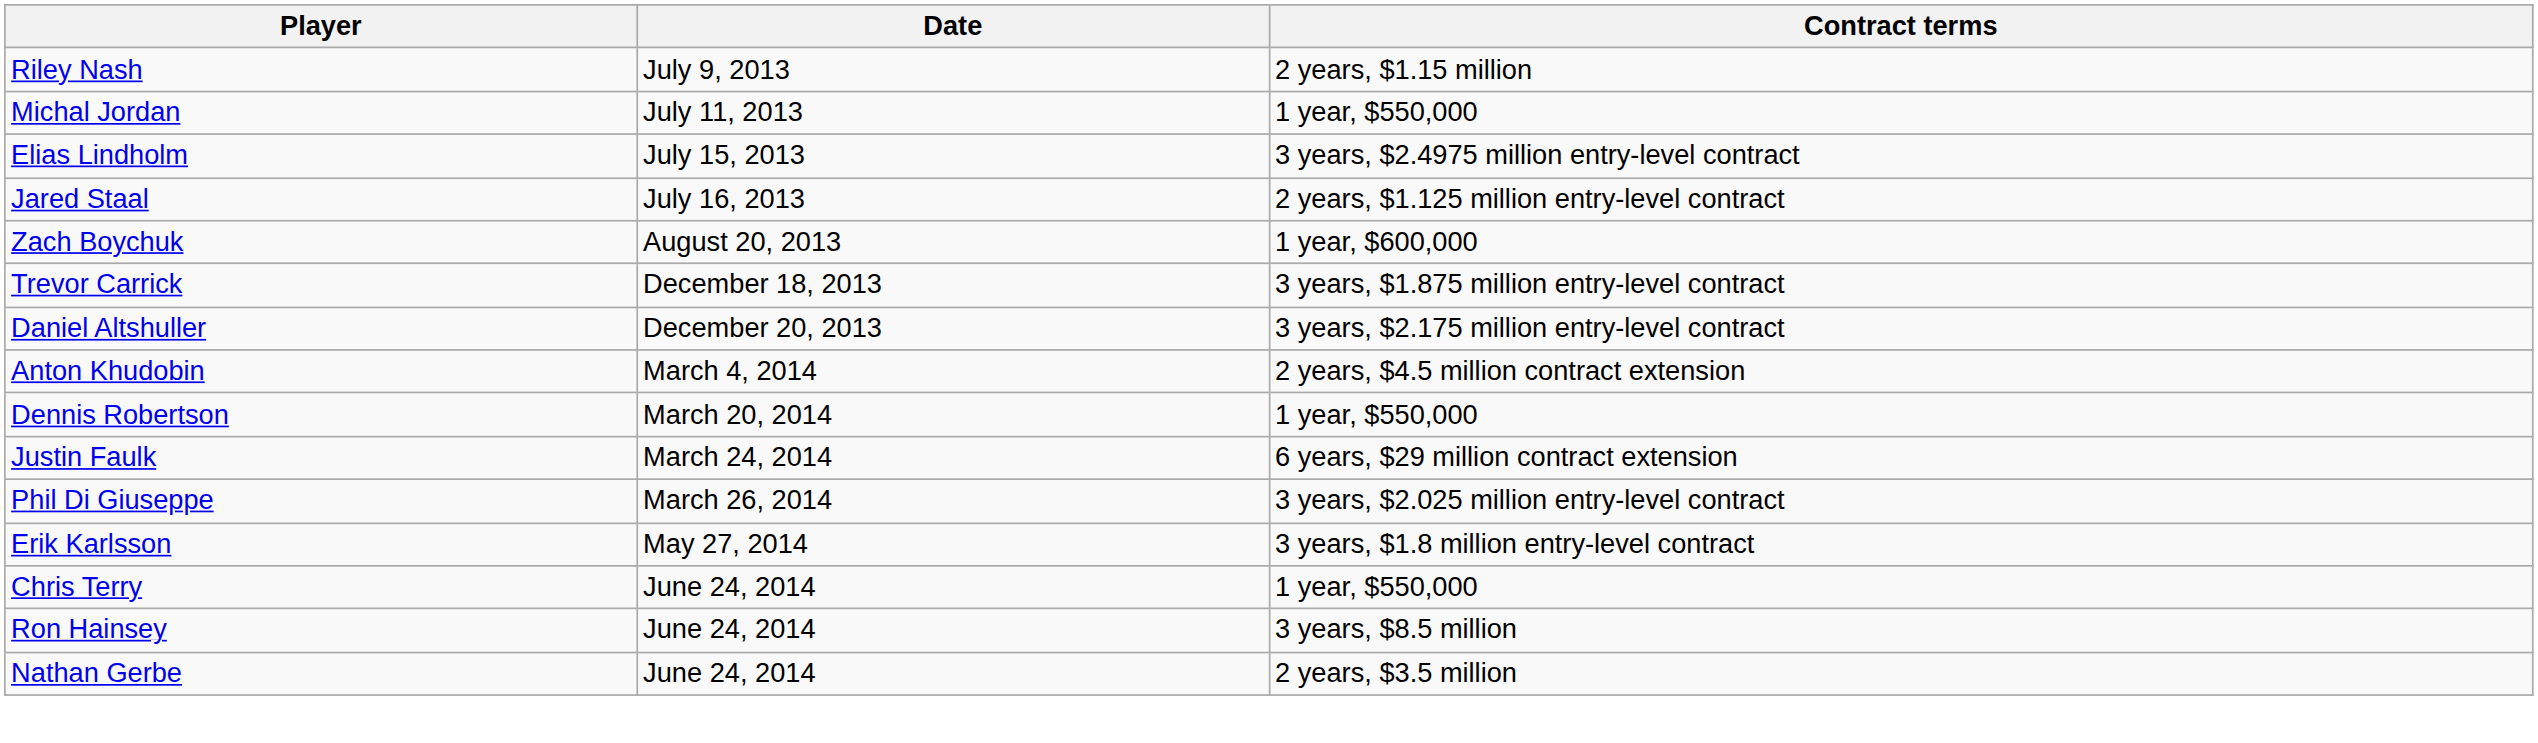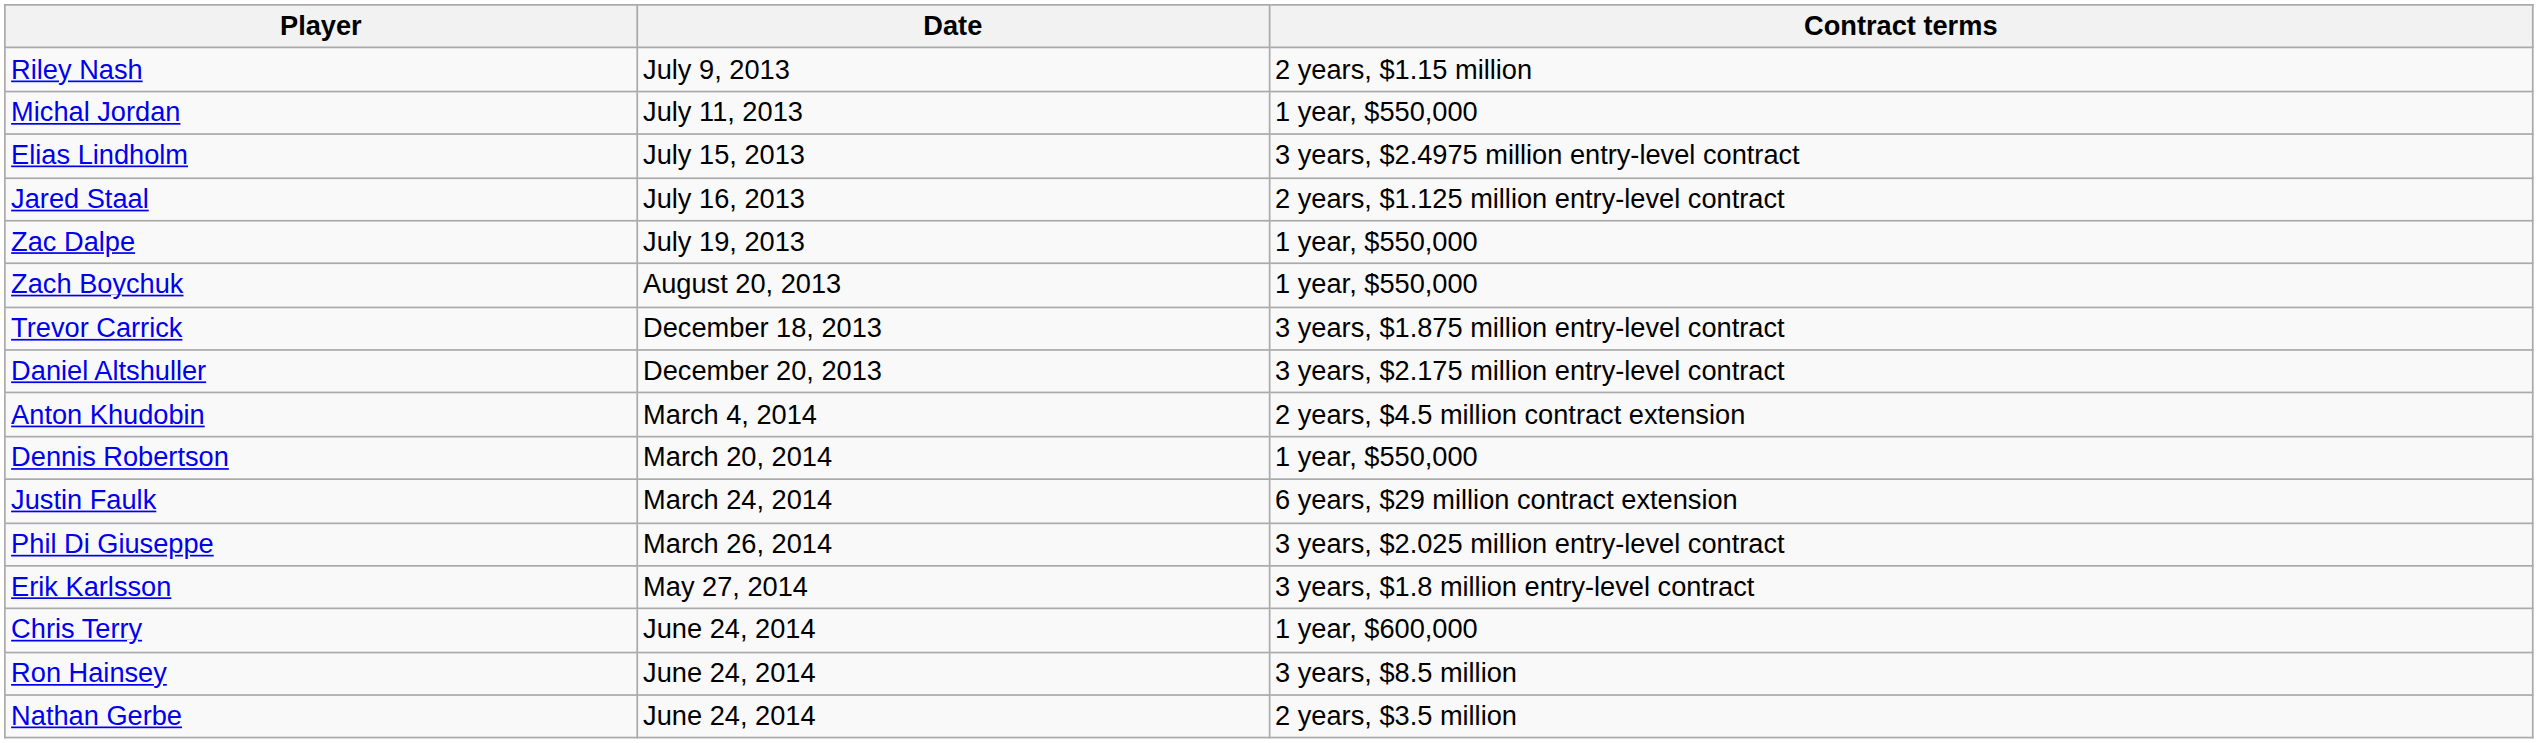+ row: (73, 241)
(1376, 241) 1 year, $600,000 -> (1376, 284) 1 year, $550,000
(1376, 586) 1 year, $550,000 -> (1376, 629) 1 year, $600,000
